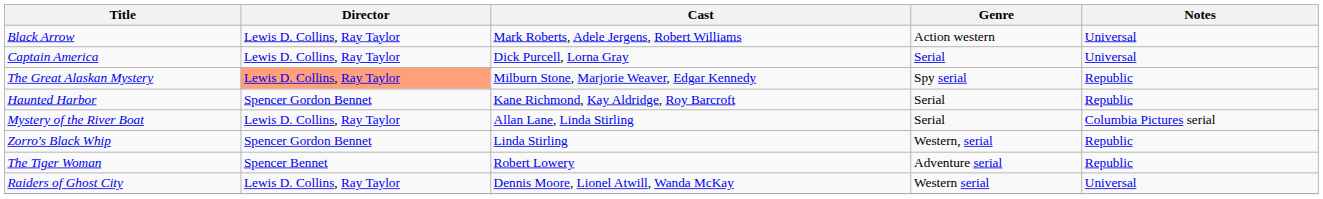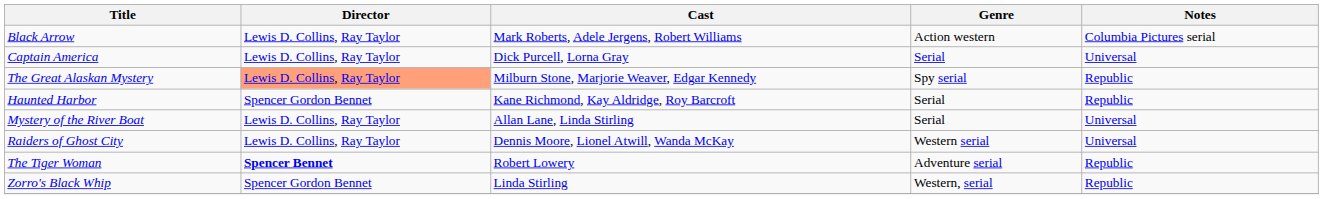(1111, 36) Universal -> (1150, 36) Columbia Pictures serial
(1150, 120) Columbia Pictures serial -> (1111, 120) Universal
rows swapped: (65, 183) <-> (59, 141)
(286, 162) normal -> (288, 162) bold
